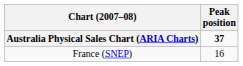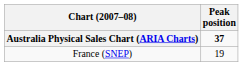(219, 54) 16 -> (219, 54) 19
